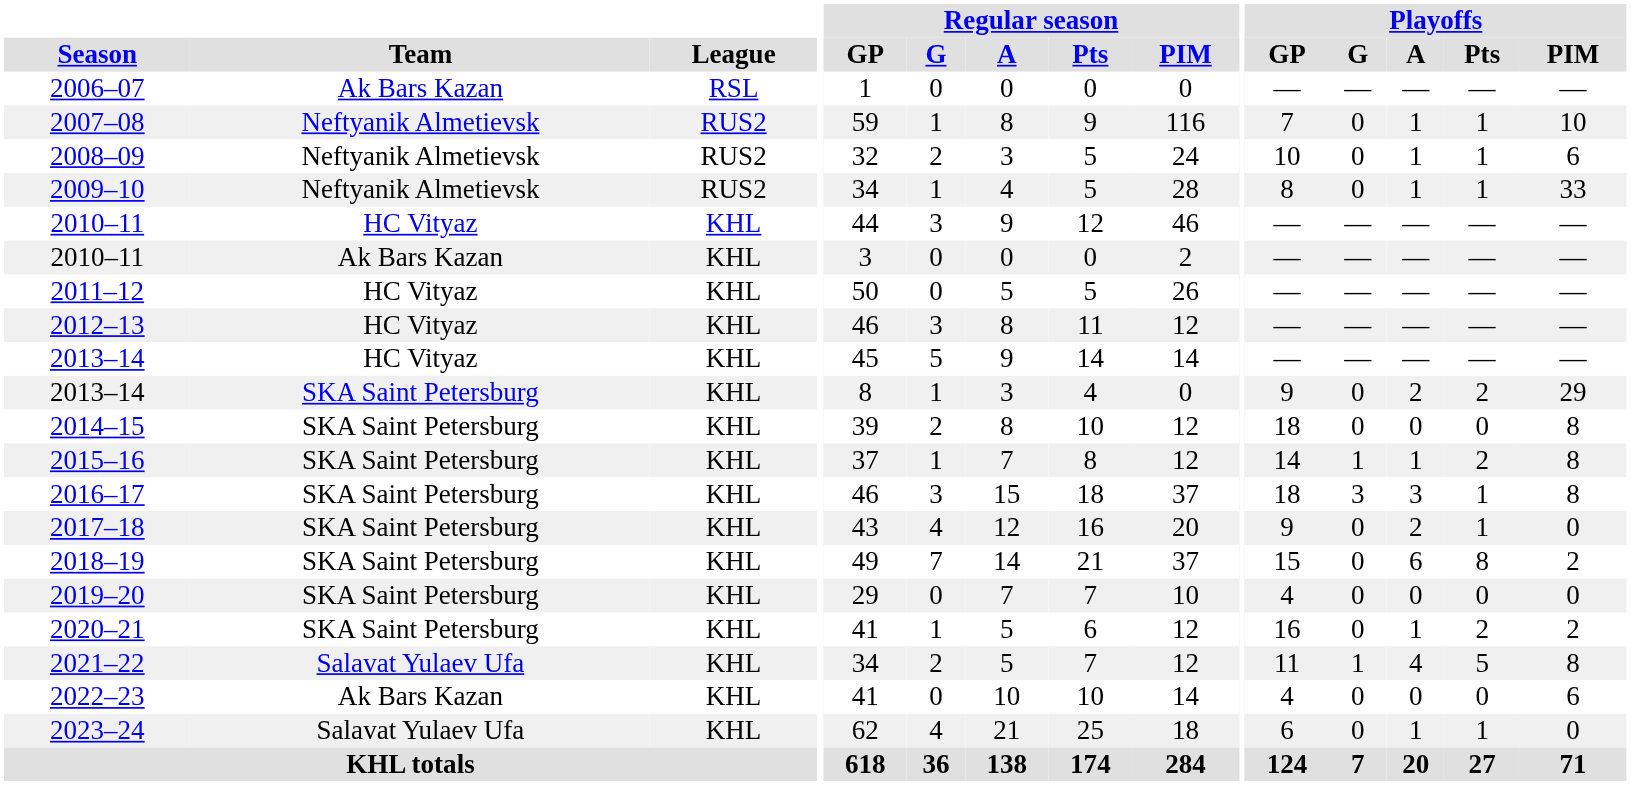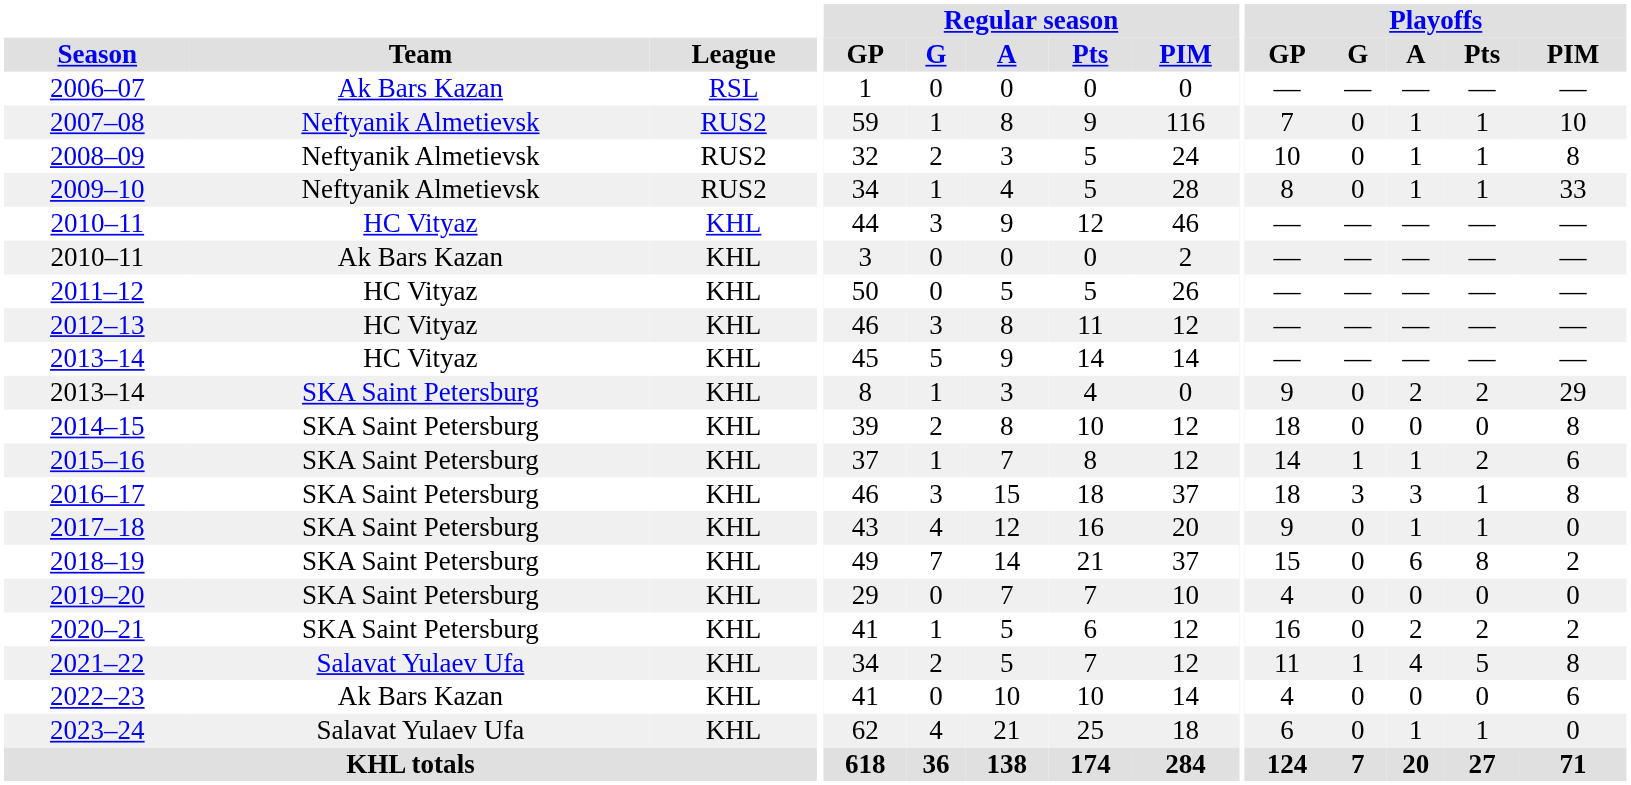(1573, 155) 6 -> (1573, 155) 8
(1573, 459) 8 -> (1573, 459) 6
(1416, 527) 2 -> (1416, 527) 1
(1416, 628) 1 -> (1416, 628) 2
